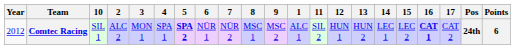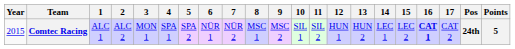columns swapped: (299, 11) <-> (98, 11)
(15, 31) 2012 -> (15, 31) 2015
(185, 31) bold -> (189, 31) normal
(496, 31) 6 -> (496, 31) 5
